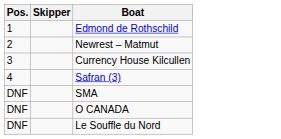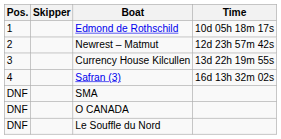+ column: (235, 12)
